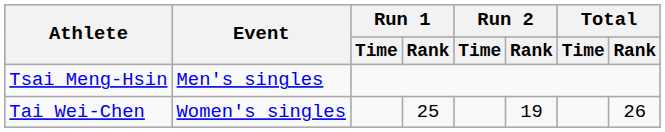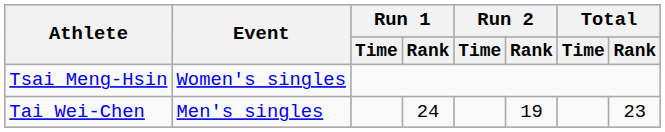(250, 80) Men's singles -> (261, 80) Women's singles
(261, 112) Women's singles -> (250, 112) Men's singles
(428, 112) 25 -> (428, 112) 24
(635, 112) 26 -> (635, 112) 23
